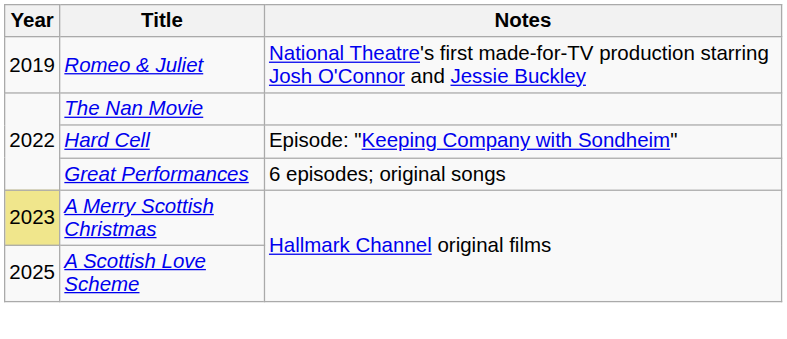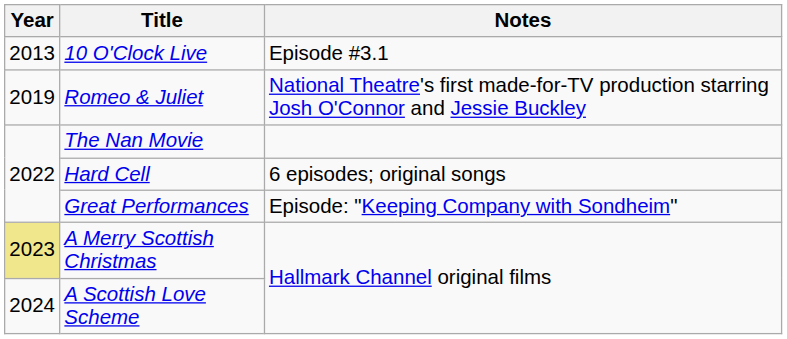+ row: (136, 53)
(473, 141) Episode: "Keeping Company with Sondheim" -> (387, 173) 6 episodes; original songs
(387, 173) 6 episodes; original songs -> (473, 206) Episode: "Keeping Company with Sondheim"
(32, 273) 2025 -> (32, 305) 2024
